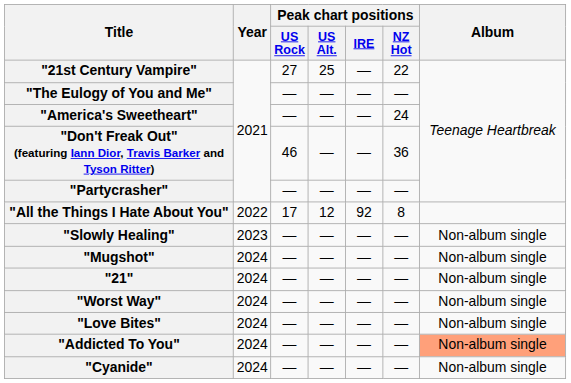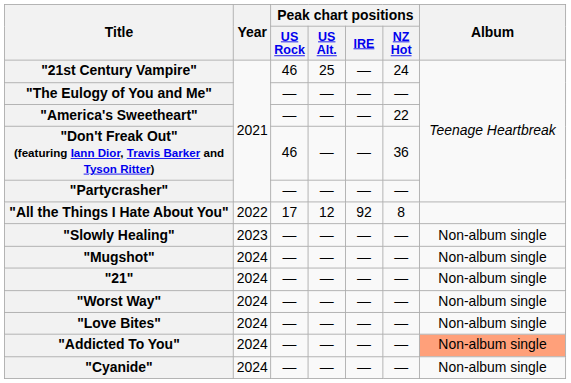(290, 71) 27 -> (290, 71) 46
(401, 71) 22 -> (401, 71) 24
(401, 115) 24 -> (401, 115) 22
